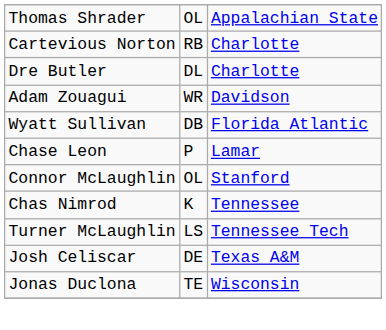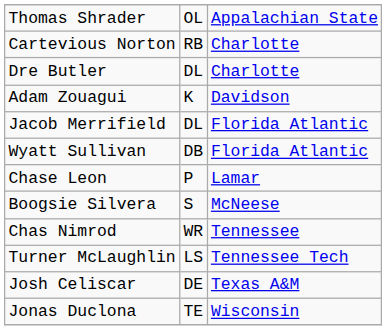(193, 98) WR -> (188, 98) K
+ row: (87, 125)
+ row: (82, 205)
- row: (92, 178)
(188, 205) K -> (193, 232) WR
